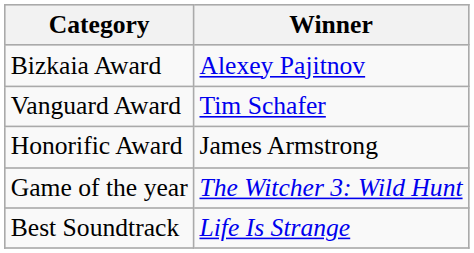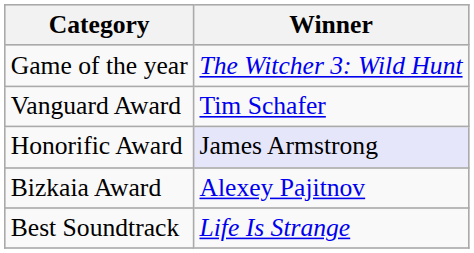rows swapped: (86, 65) <-> (99, 187)
(289, 146) no background -> (289, 146) lavender background
